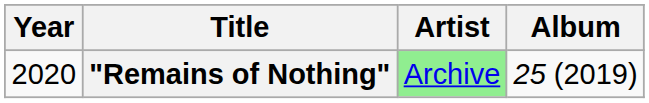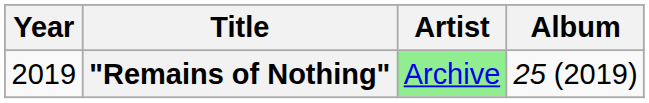(44, 73) 2020 -> (44, 73) 2019
